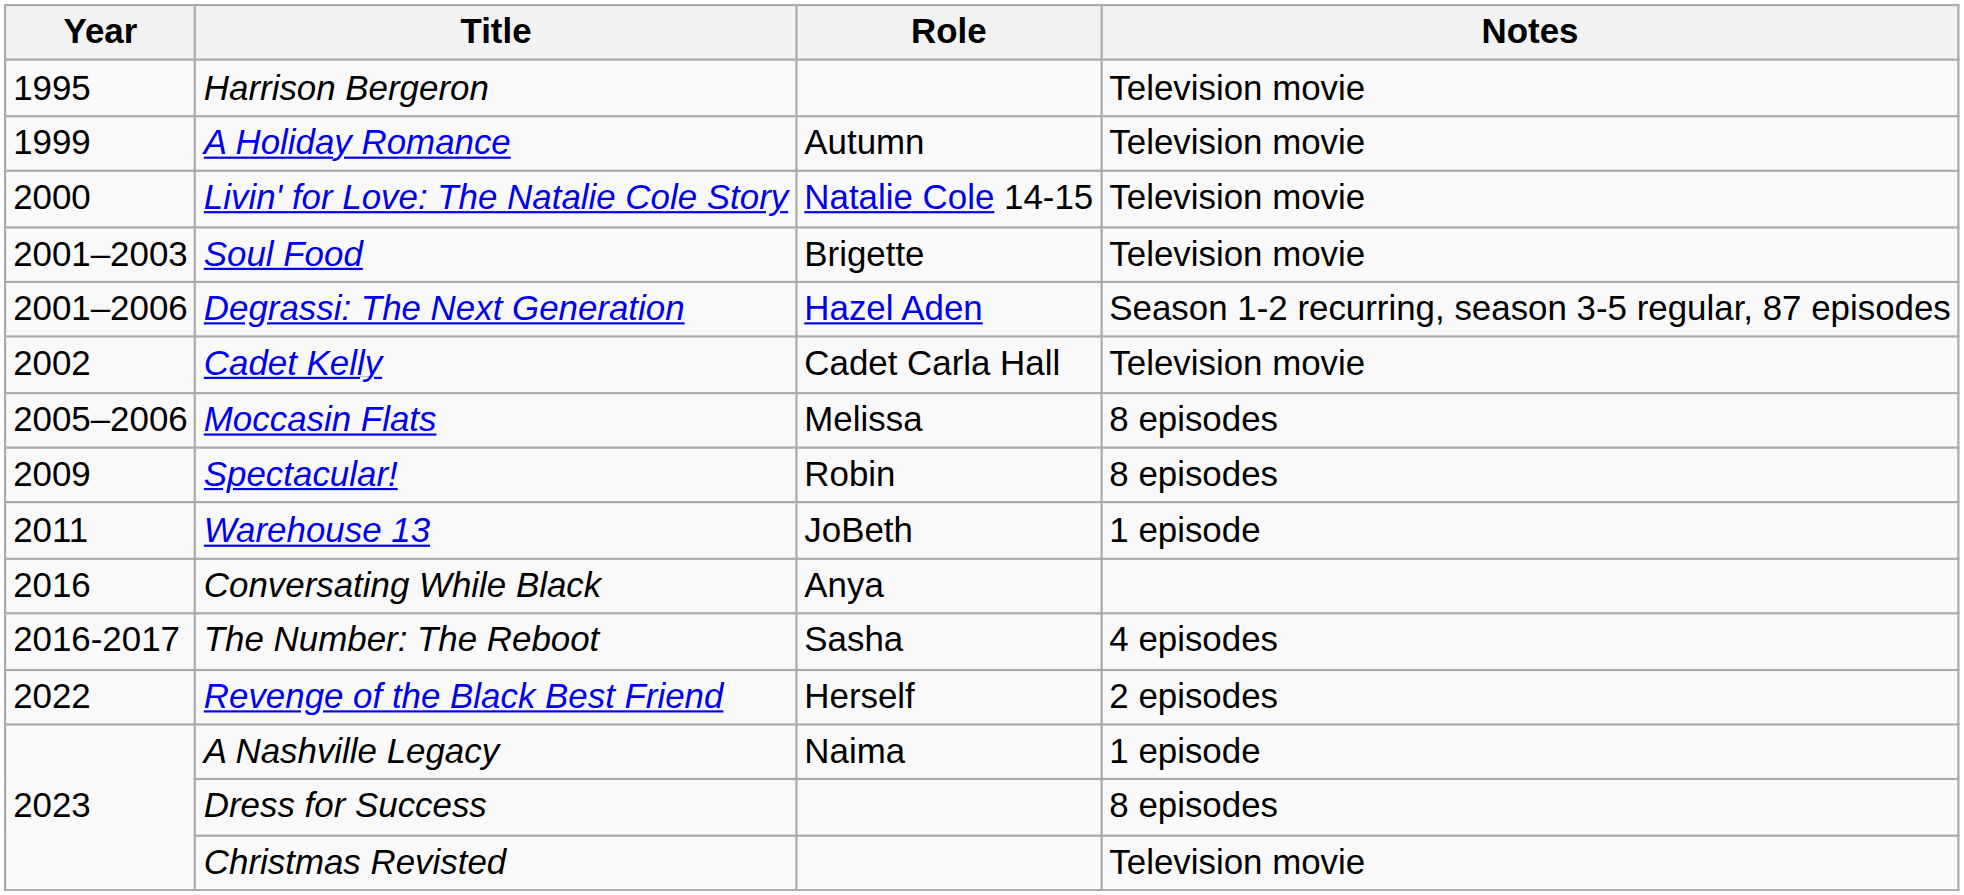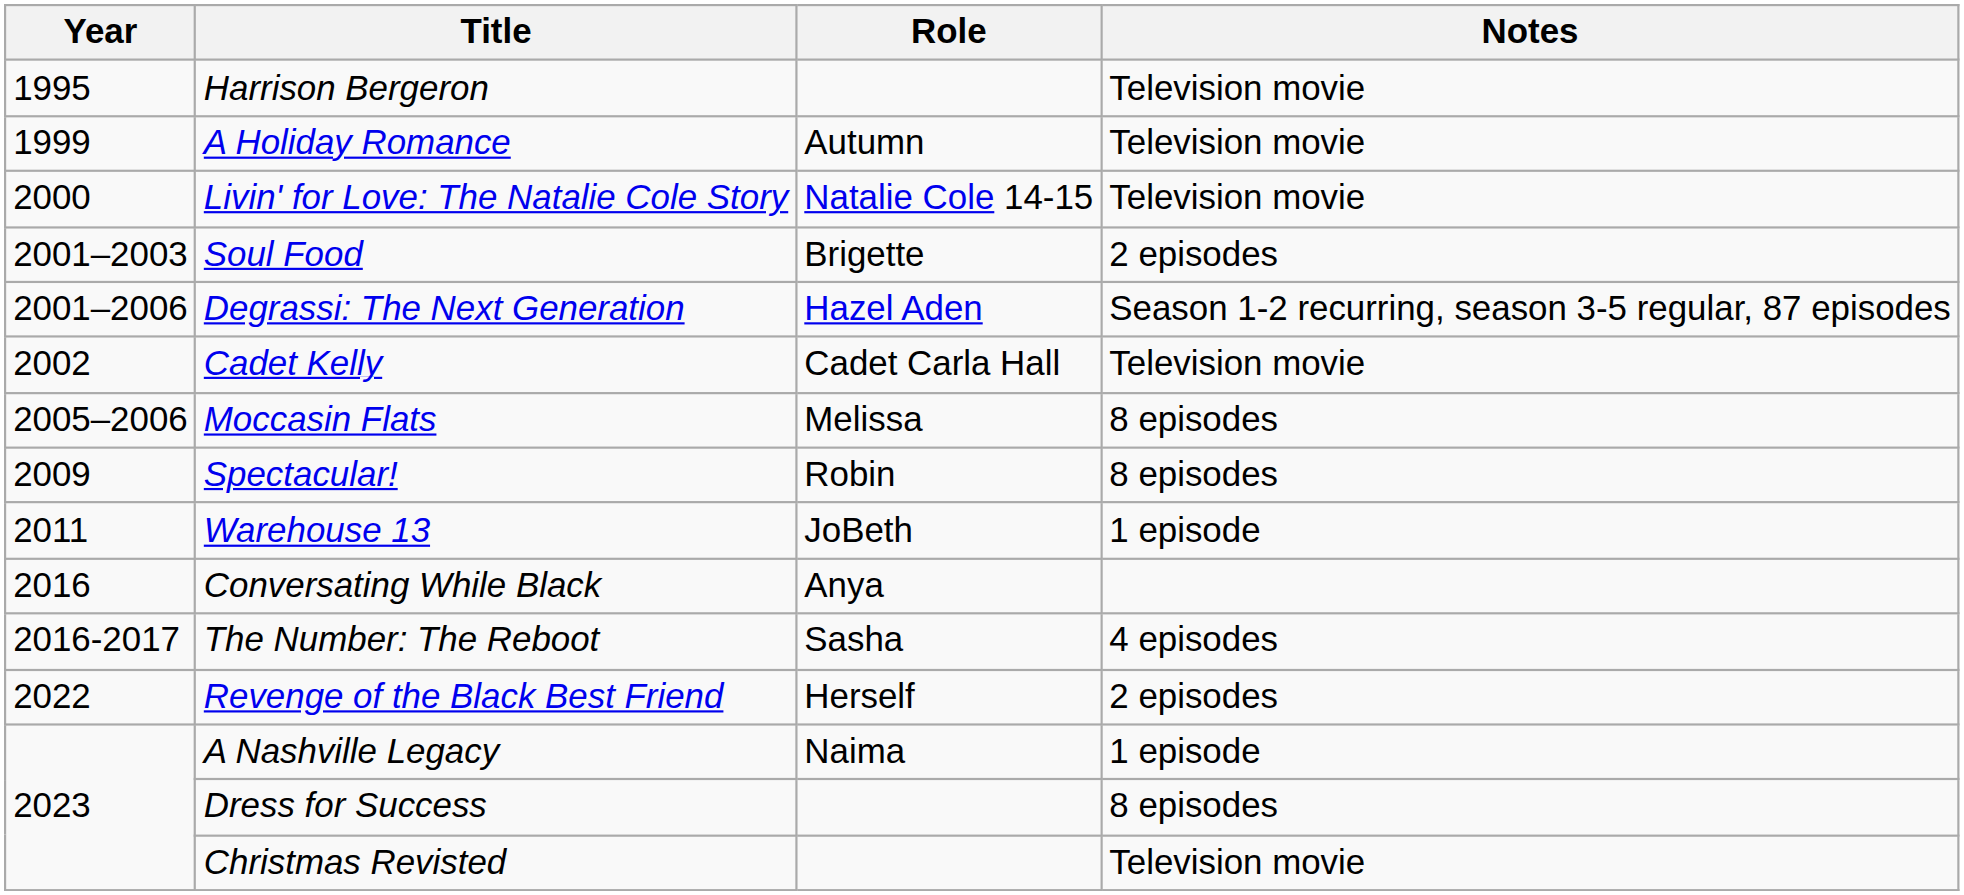(1237, 253) Television movie -> (1194, 253) 2 episodes
